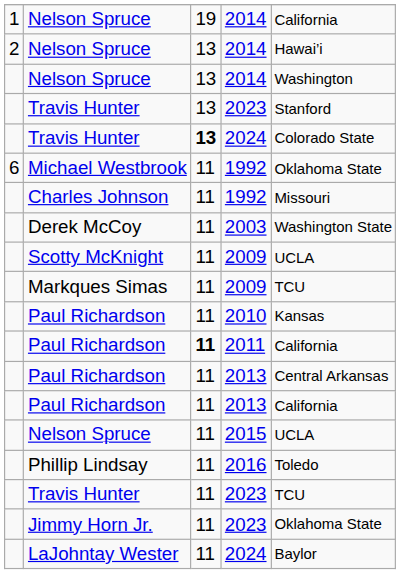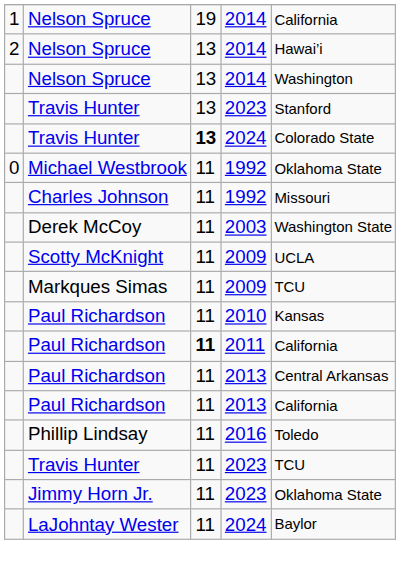(14, 167) 6 -> (14, 167) 0
- row: (89, 434)
